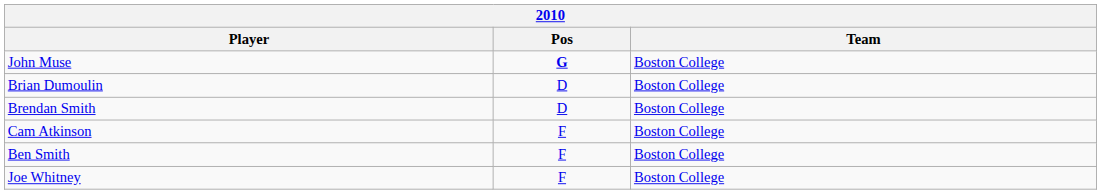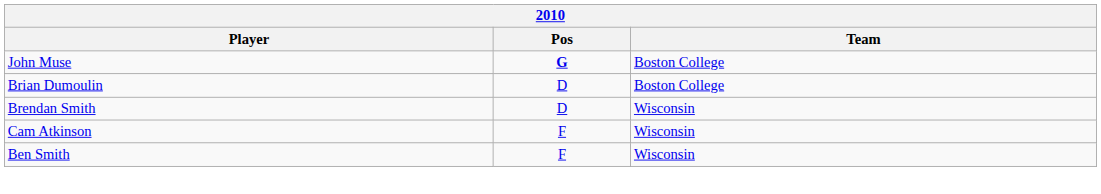(679, 108) Boston College -> (664, 108) Wisconsin
(679, 131) Boston College -> (664, 131) Wisconsin
(679, 154) Boston College -> (664, 154) Wisconsin
- row: (44, 177)
